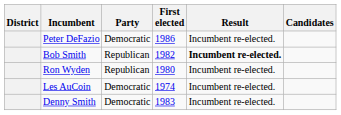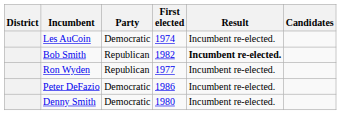rows swapped: (67, 86) <-> (71, 39)
(165, 70) 1980 -> (165, 70) 1977
(165, 102) 1983 -> (165, 102) 1980
